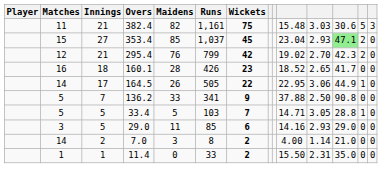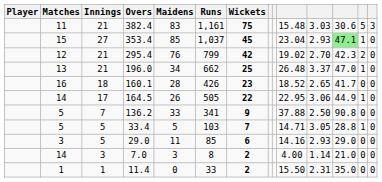(175, 26) 82 -> (175, 26) 83
(363, 40) 2 -> (363, 40) 1
+ row: (139, 69)
(103, 141) 2 -> (103, 156) 3
